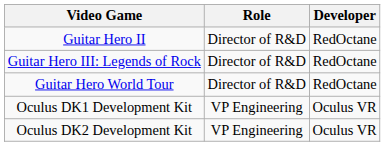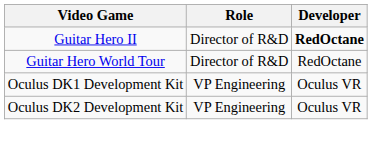(345, 38) normal -> (329, 38) bold
- row: (104, 61)
